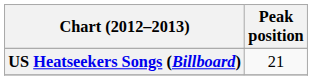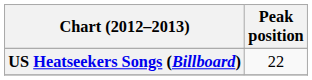(276, 61) 21 -> (276, 61) 22
